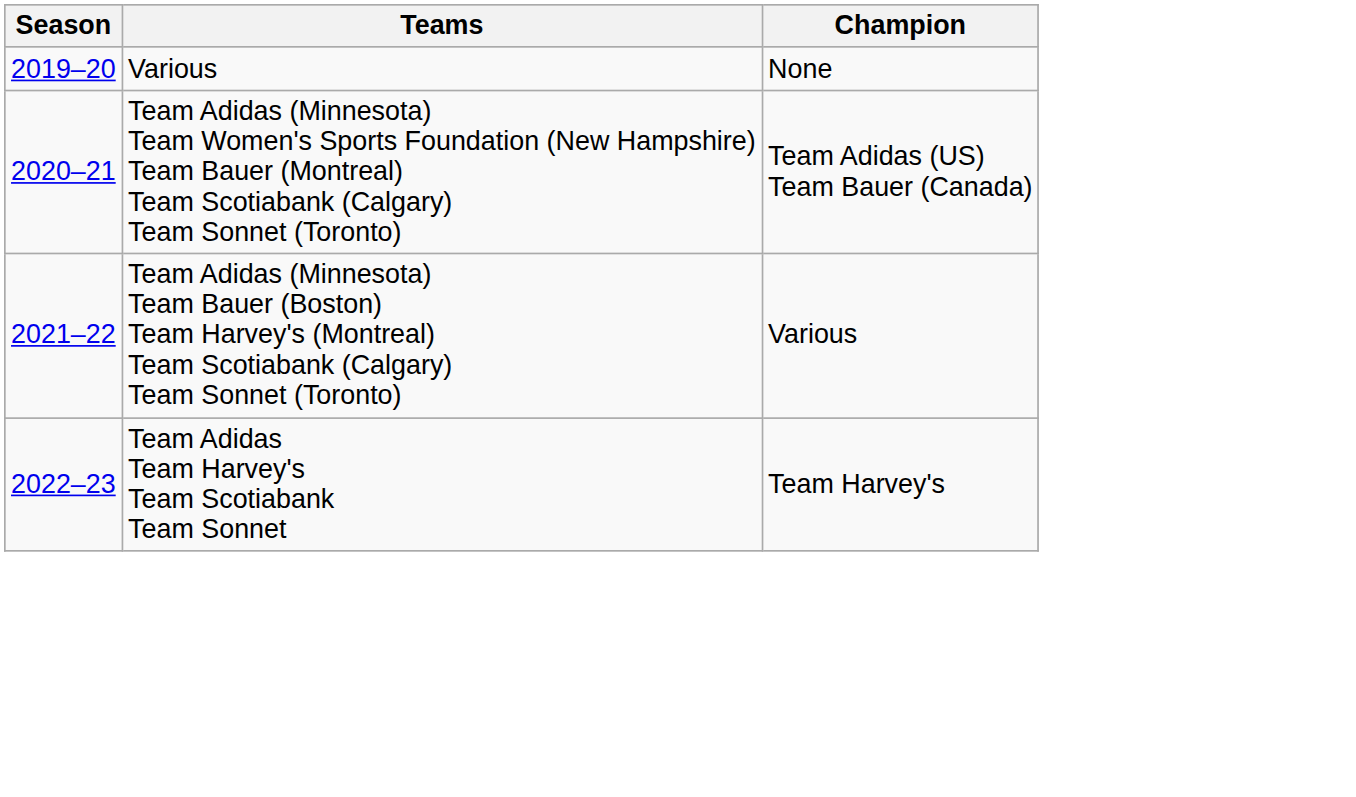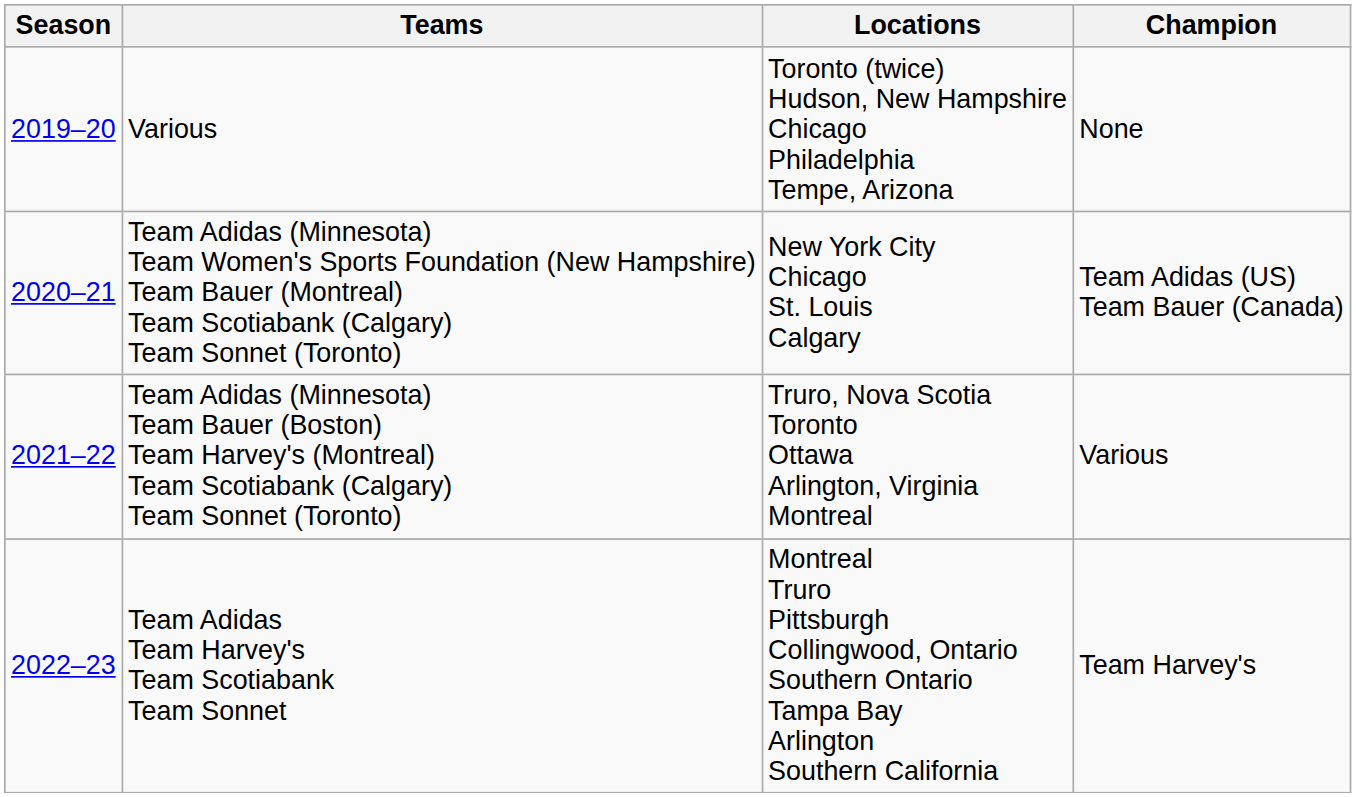+ column: (917, 25)
